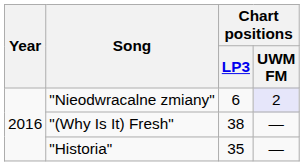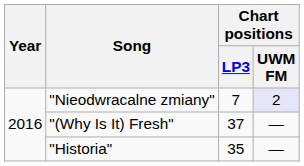(236, 99) 6 -> (236, 99) 7
(236, 124) 38 -> (236, 124) 37
